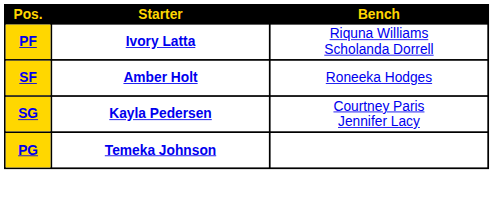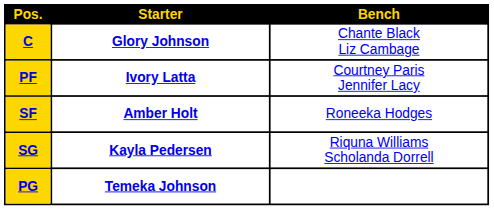+ row: (28, 41)
(379, 41) Riquna Williams Scholanda Dorrell -> (379, 78) Courtney Paris Jennifer Lacy
(379, 114) Courtney Paris Jennifer Lacy -> (379, 150) Riquna Williams Scholanda Dorrell
